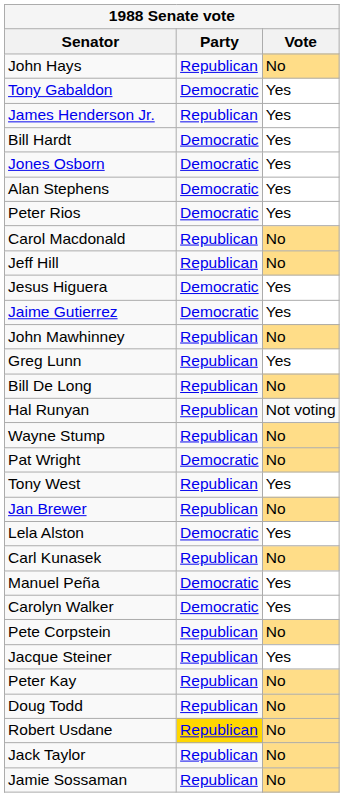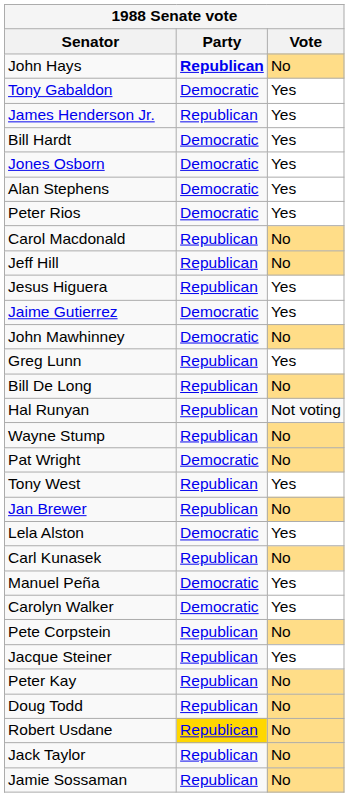(219, 66) normal -> (222, 66) bold
(219, 287) Democratic -> (219, 287) Republican
(219, 336) Republican -> (219, 336) Democratic
